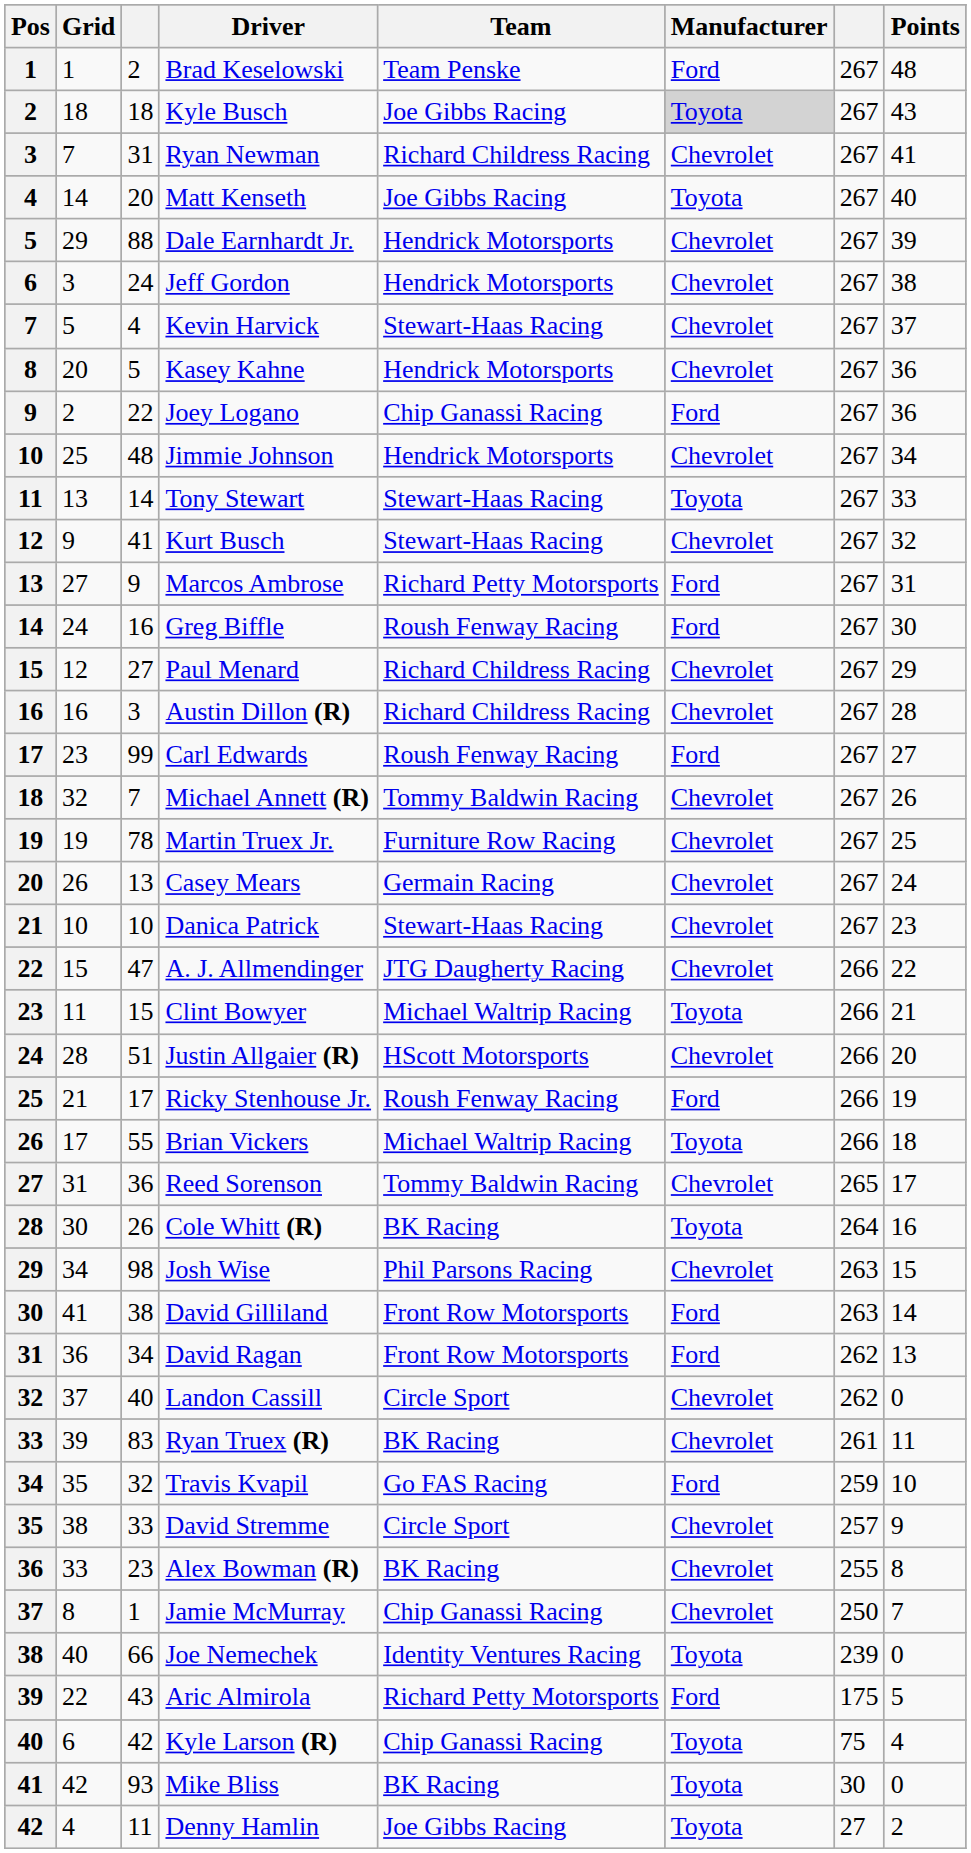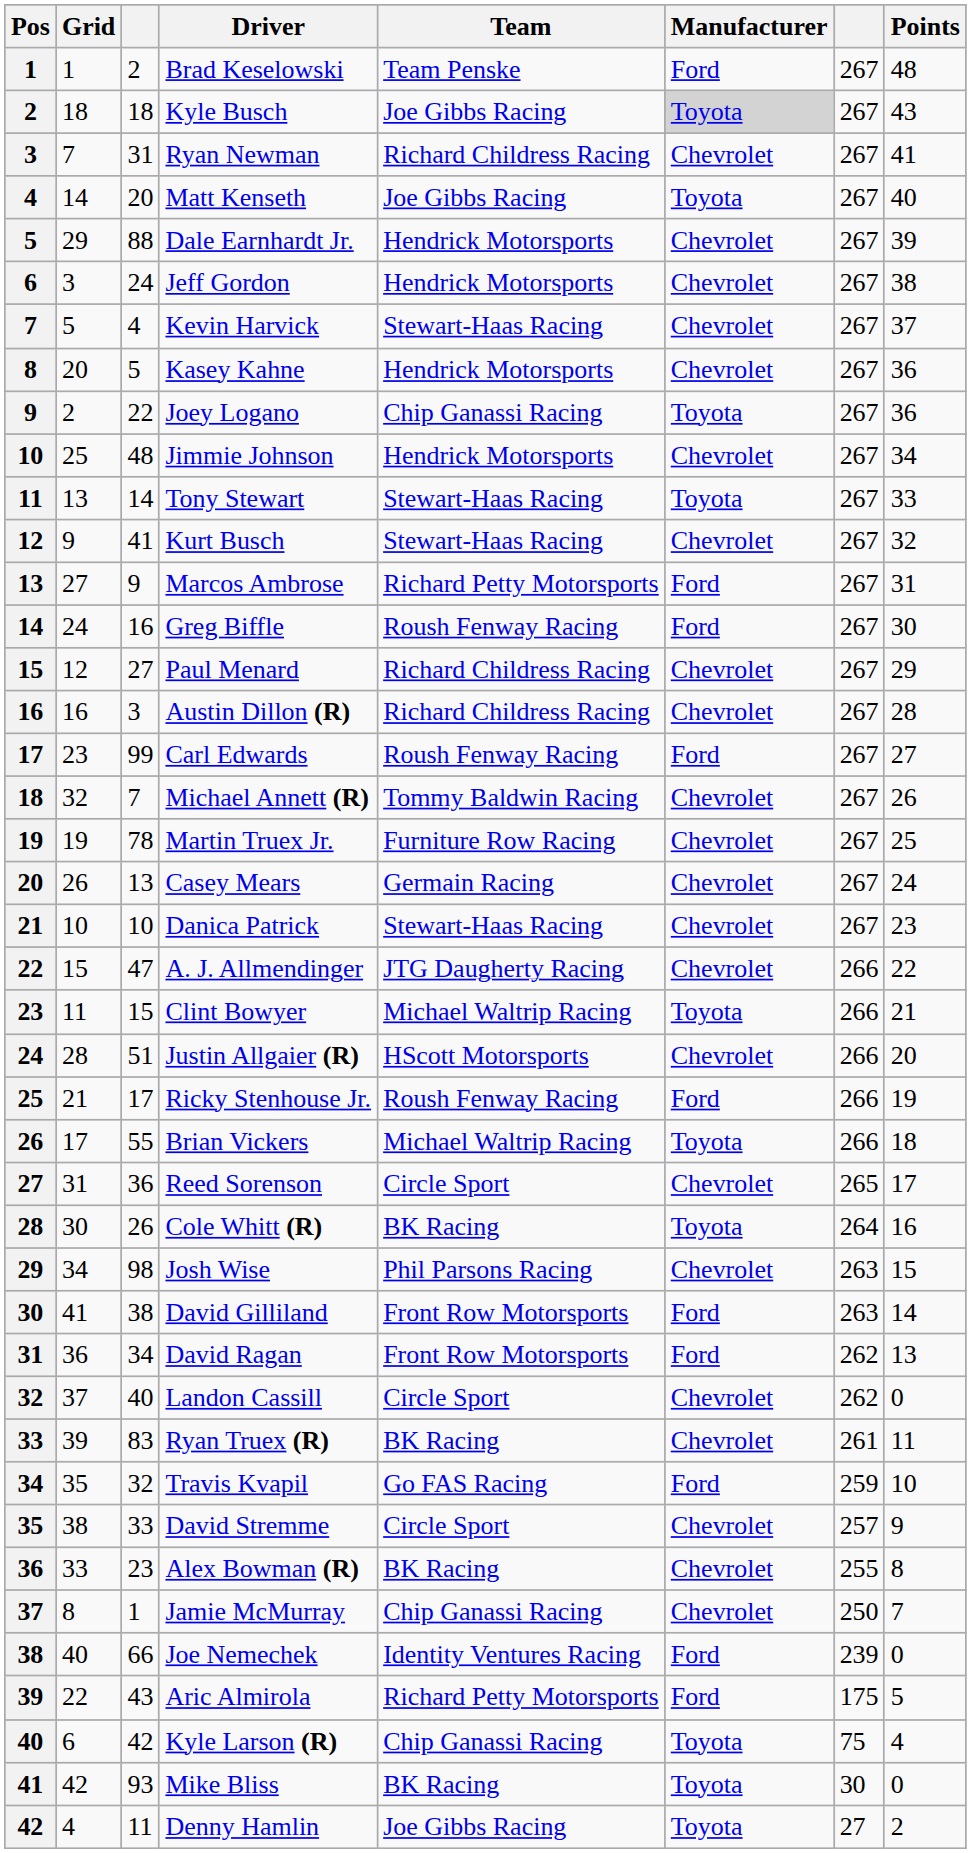(695, 411) Ford -> (707, 411) Toyota
(511, 1183) Tommy Baldwin Racing -> (446, 1183) Circle Sport
(707, 1654) Toyota -> (695, 1654) Ford
